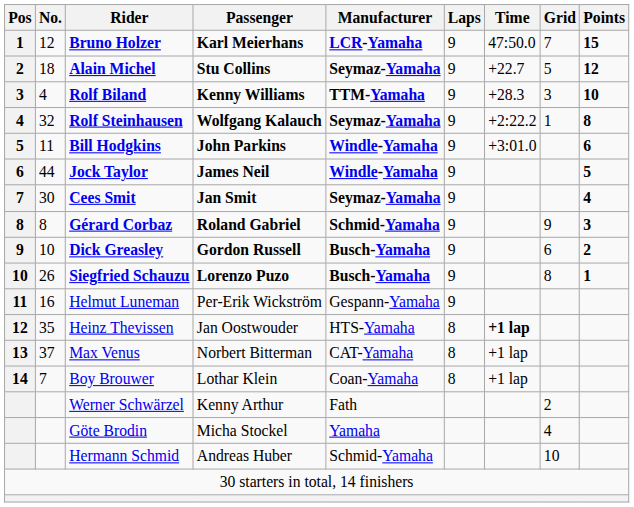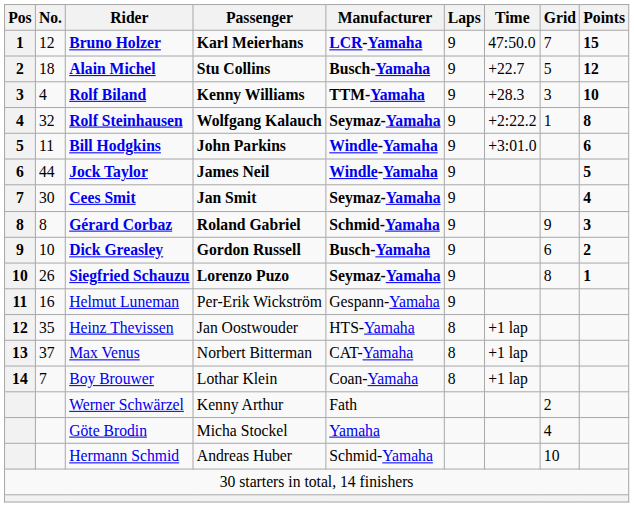(385, 69) Seymaz-Yamaha -> (380, 69) Busch-Yamaha
(380, 275) Busch-Yamaha -> (385, 275) Seymaz-Yamaha
(509, 327) bold -> (508, 327) normal
